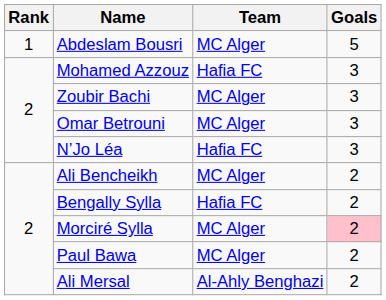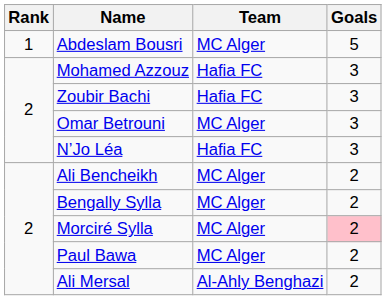(231, 96) MC Alger -> (229, 96) Hafia FC
(229, 202) Hafia FC -> (231, 202) MC Alger
